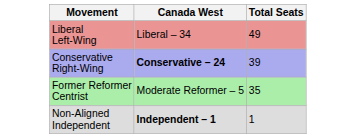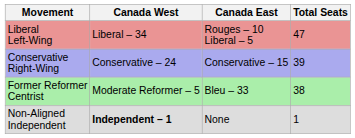+ column: (246, 12)
(255, 35) 49 -> (299, 35) 47
(181, 63) bold -> (134, 63) normal
(255, 91) 35 -> (299, 91) 38
